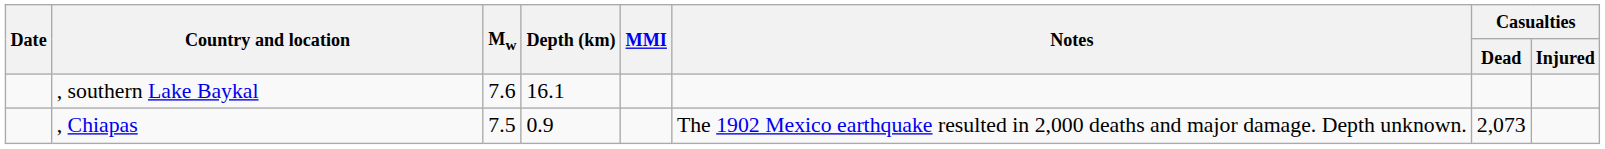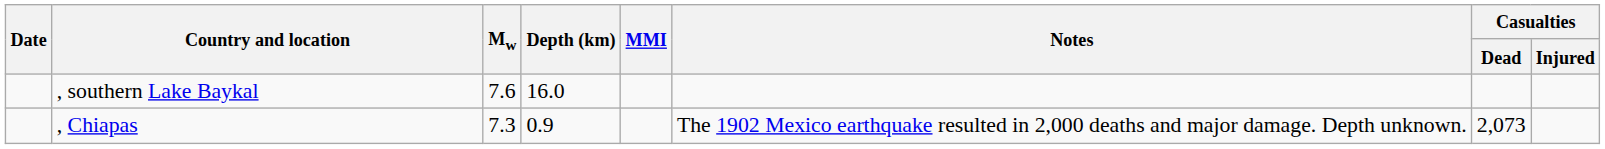(545, 90) 16.1 -> (545, 90) 16.0
(502, 125) 7.5 -> (502, 125) 7.3
